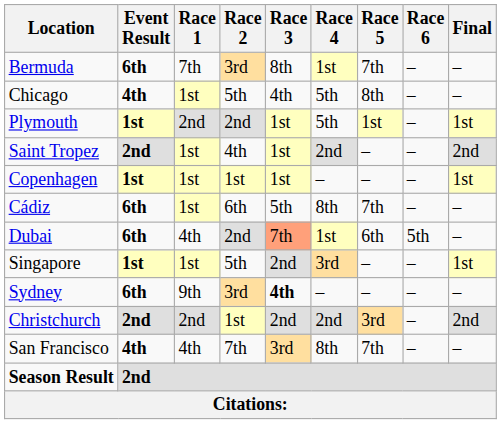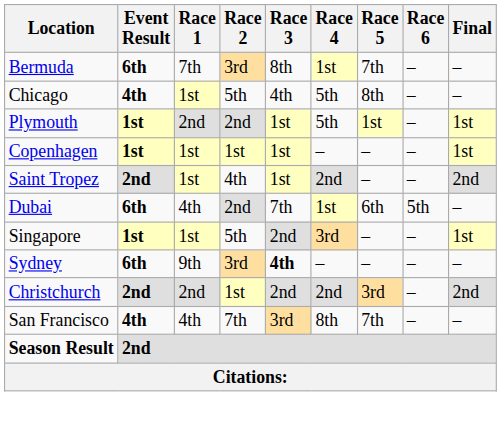rows swapped: (53, 179) <-> (54, 151)
- row: (29, 207)
(281, 235) lightsalmon background -> (281, 207) no background
